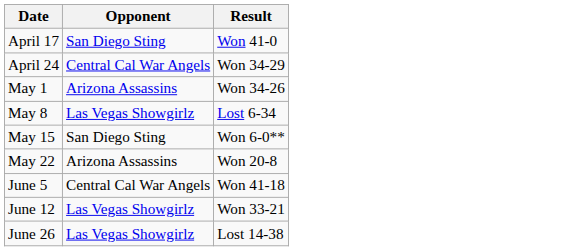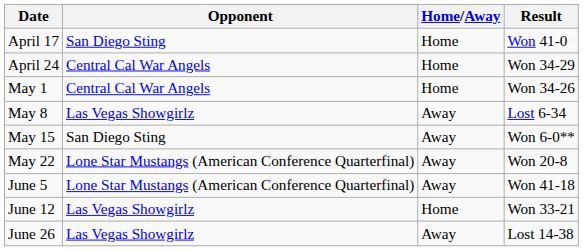+ column: (461, 16)
(122, 88) Arizona Assassins -> (138, 88) Central Cal War Angels
(122, 161) Arizona Assassins -> (240, 161) Lone Star Mustangs (American Conference Quarterfinal)
(138, 185) Central Cal War Angels -> (240, 185) Lone Star Mustangs (American Conference Quarterfinal)
